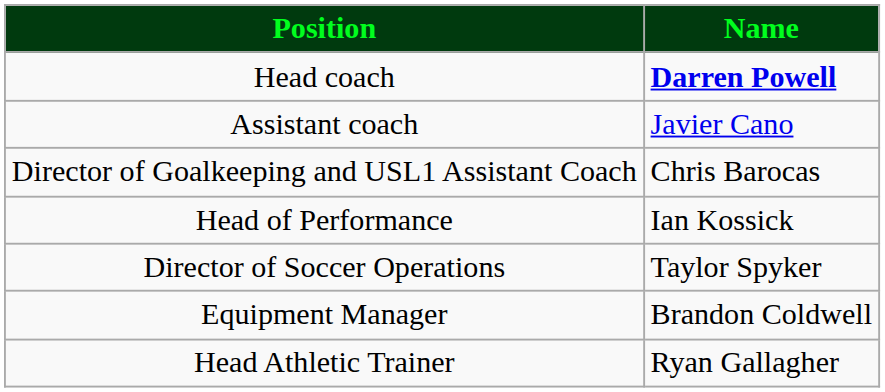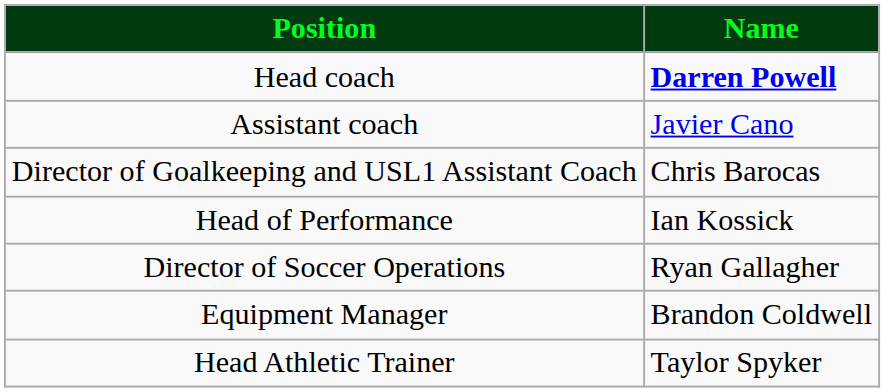(736, 266) Taylor Spyker -> (745, 266) Ryan Gallagher
(745, 362) Ryan Gallagher -> (736, 362) Taylor Spyker
